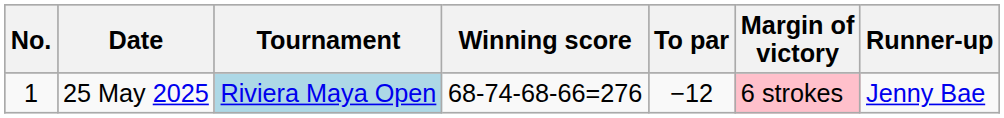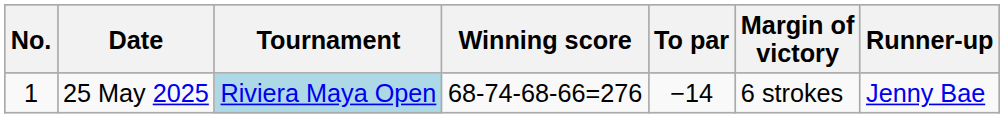(692, 93) −12 -> (692, 93) −14
(792, 93) pink background -> (792, 93) no background
